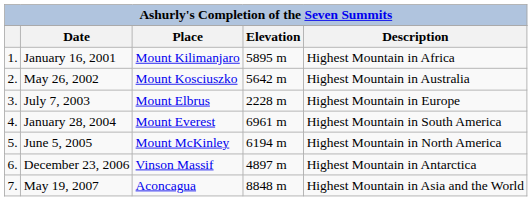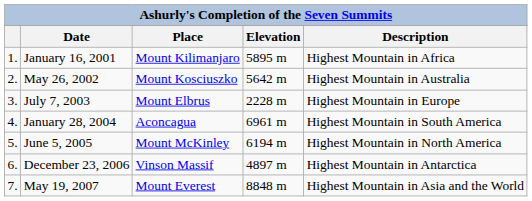(175, 121) Mount Everest -> (166, 121) Aconcagua
(166, 185) Aconcagua -> (175, 185) Mount Everest
